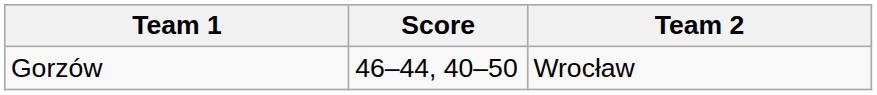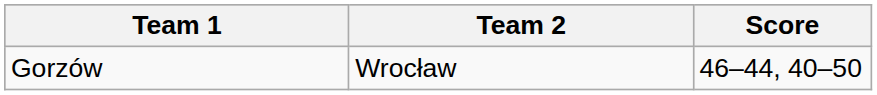columns swapped: (699, 25) <-> (438, 25)
